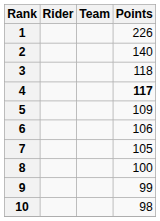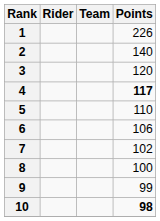(143, 71) 118 -> (143, 71) 120
(143, 110) 109 -> (143, 110) 110
(143, 149) 105 -> (143, 149) 102
(146, 206) normal -> (146, 206) bold
